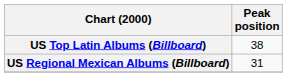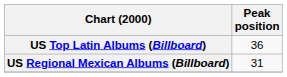(257, 44) 38 -> (257, 44) 36
